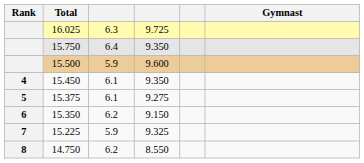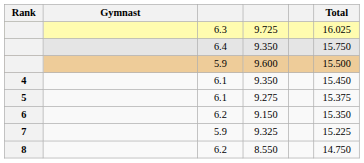columns swapped: (282, 13) <-> (66, 13)
